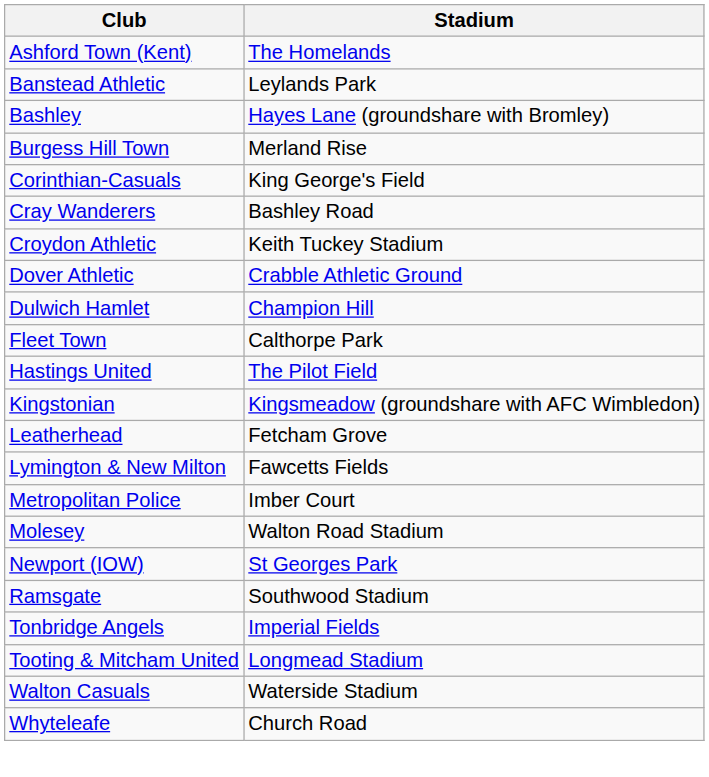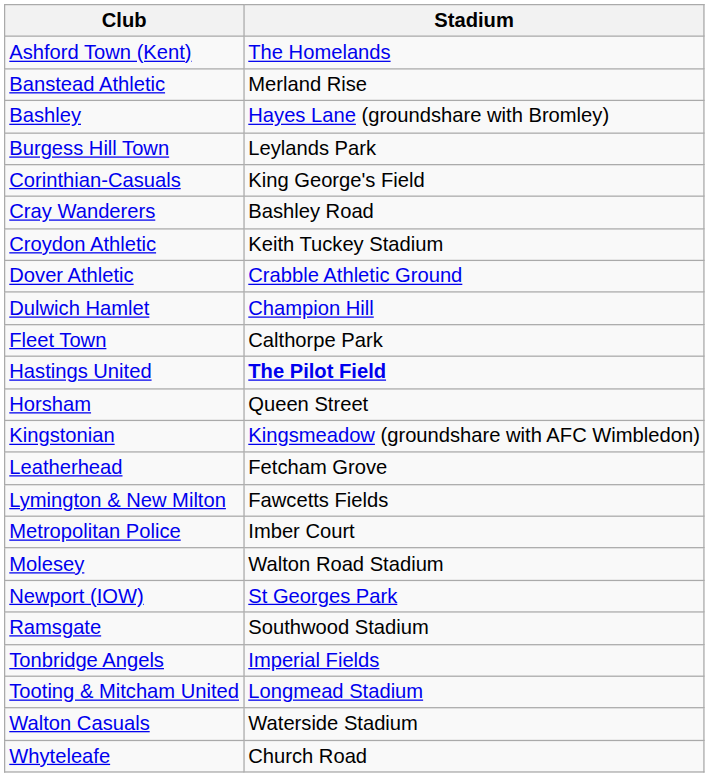(312, 84) Leylands Park -> (308, 84) Merland Rise
(308, 148) Merland Rise -> (312, 148) Leylands Park
(313, 372) normal -> (317, 372) bold
+ row: (50, 404)
